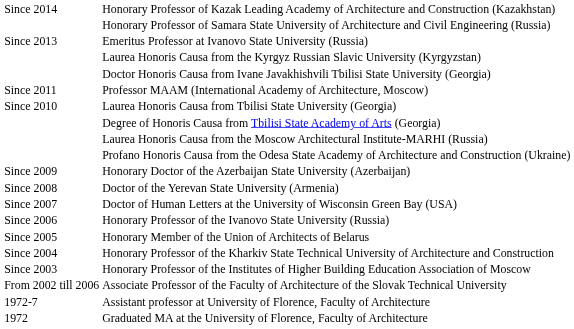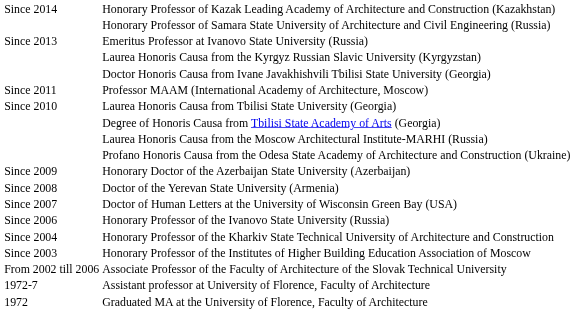- row: (236, 236)
